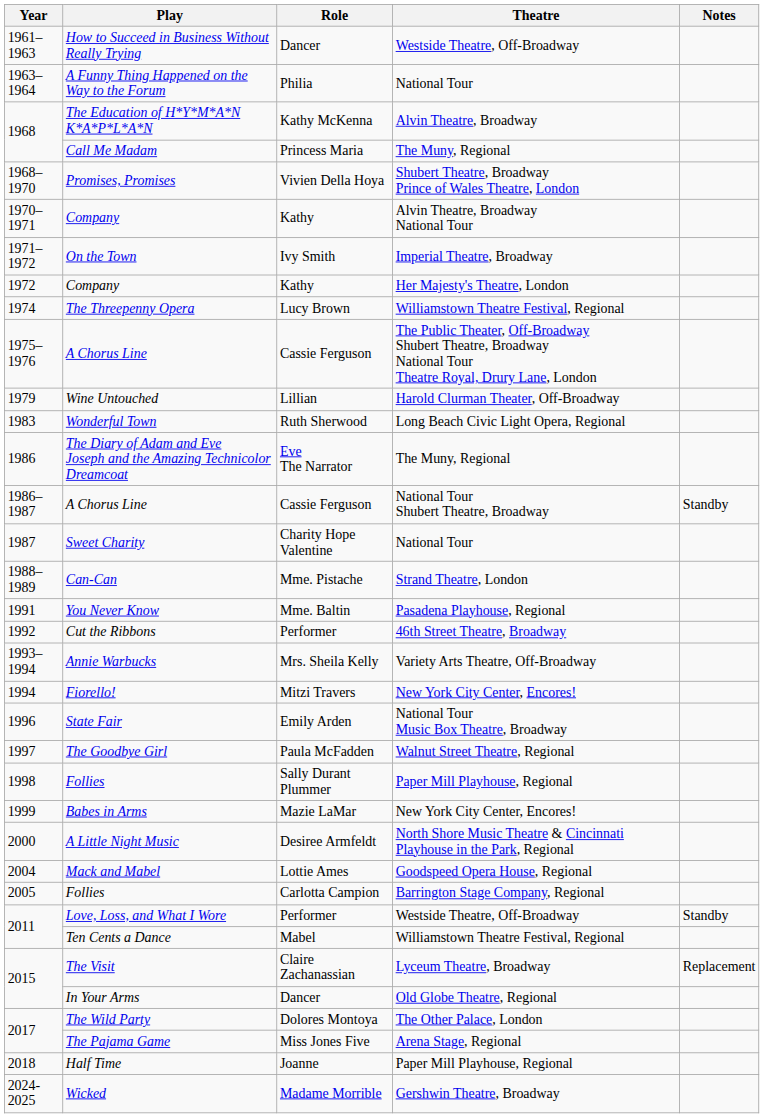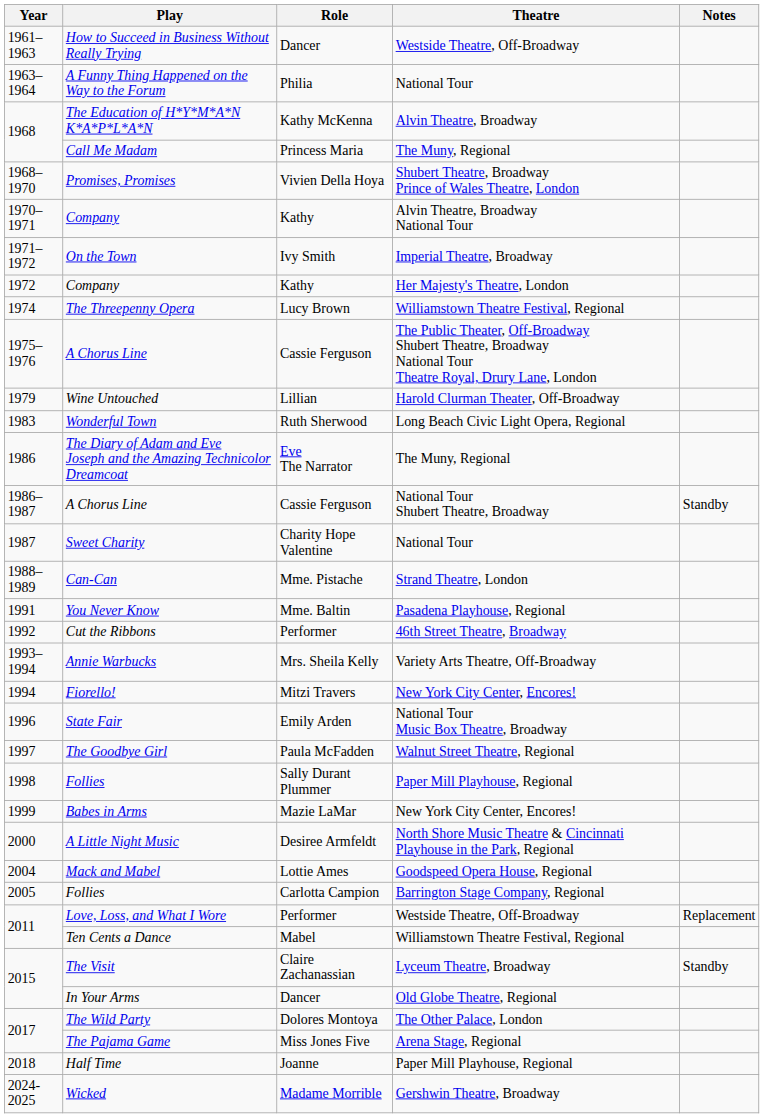(706, 915) Standby -> (719, 915) Replacement
(719, 967) Replacement -> (706, 967) Standby
